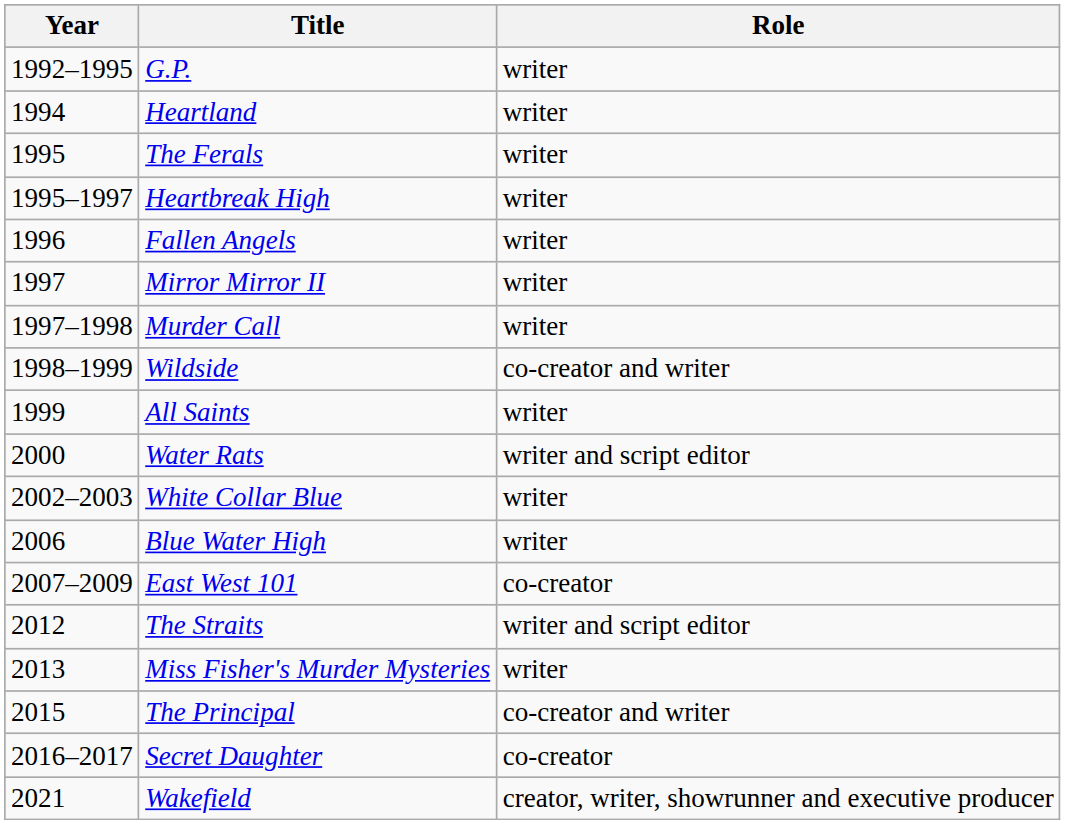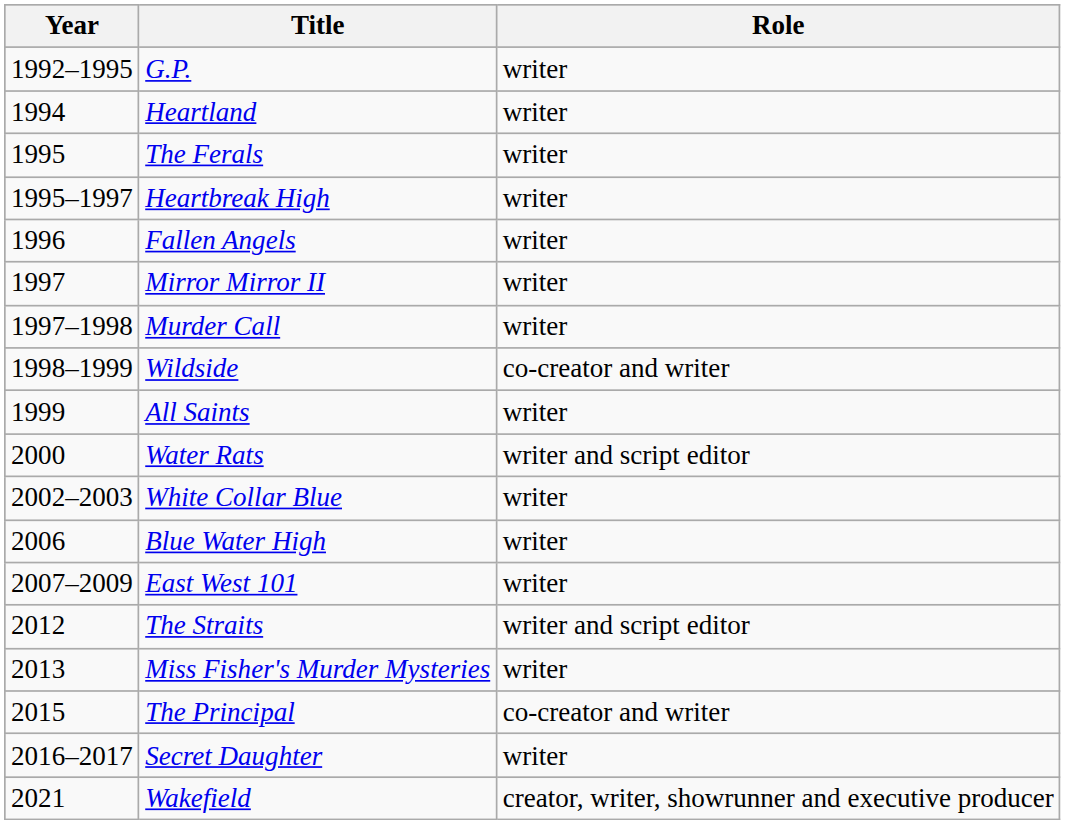(557, 583) co-creator -> (535, 583) writer
(557, 754) co-creator -> (535, 754) writer
